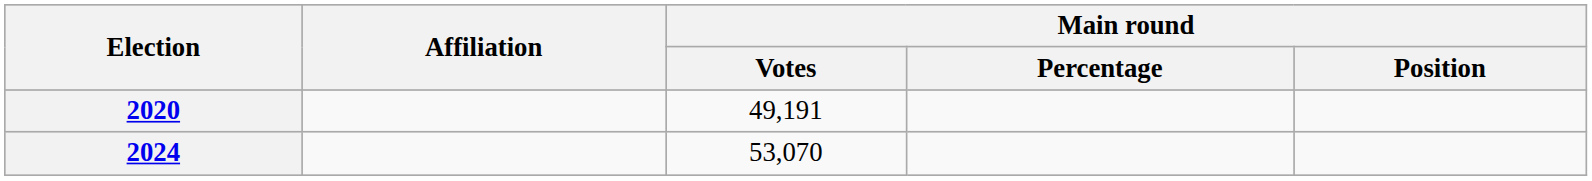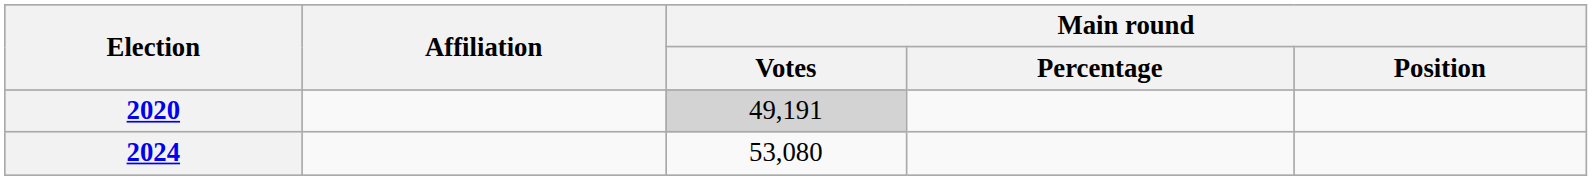(786, 110) no background -> (786, 110) lightgrey background
(786, 152) 53,070 -> (786, 152) 53,080
